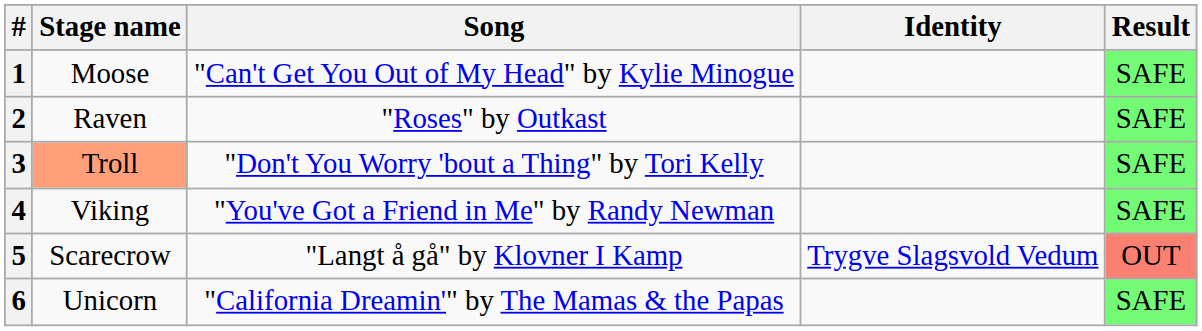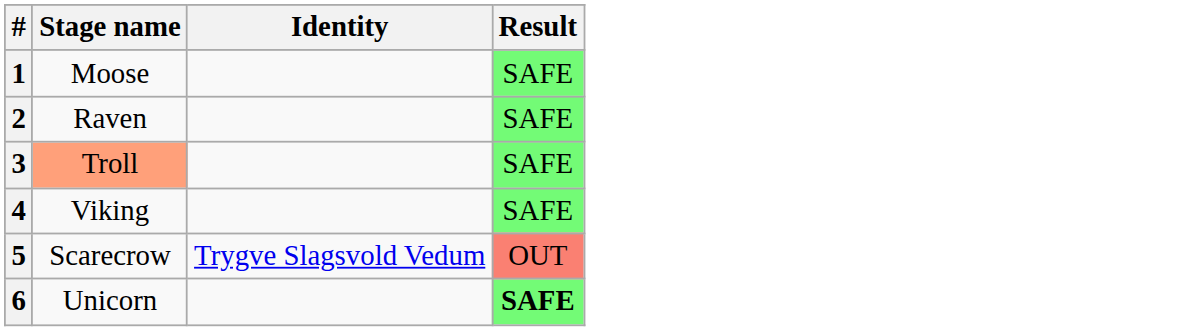- column: (494, 27)
(1151, 301) normal -> (538, 301) bold
